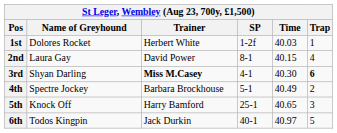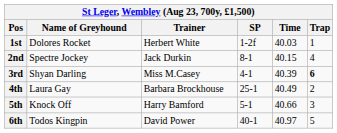(50, 58) Laura Gay -> (59, 58) Spectre Jockey
(169, 58) David Power -> (167, 58) Jack Durkin
(173, 74) bold -> (172, 74) normal
(286, 74) 40.30 -> (286, 74) 40.39
(59, 89) Spectre Jockey -> (50, 89) Laura Gay
(246, 89) 5-1 -> (249, 89) 25-1
(249, 105) 25-1 -> (246, 105) 5-1
(286, 105) 40.65 -> (286, 105) 40.66
(167, 120) Jack Durkin -> (169, 120) David Power
